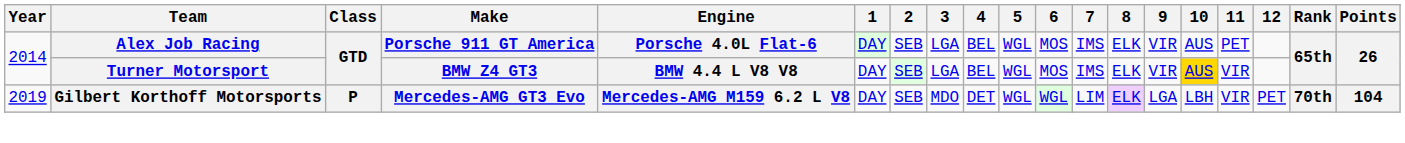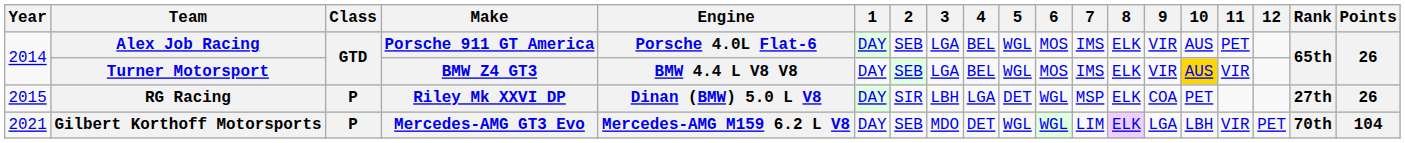+ row: (188, 98)
(28, 98) 2019 -> (28, 125) 2021
